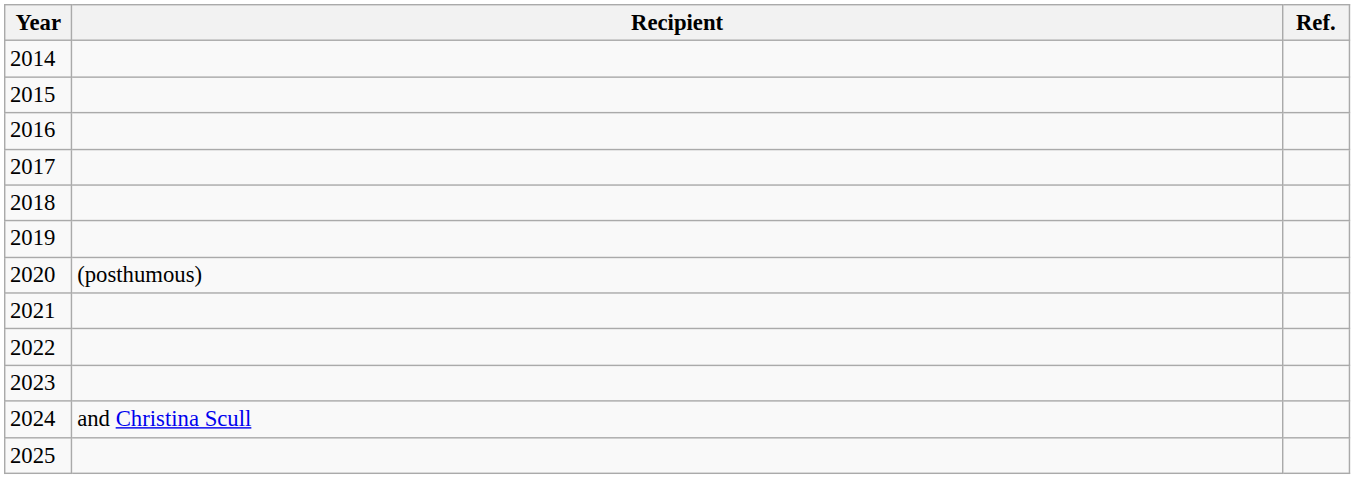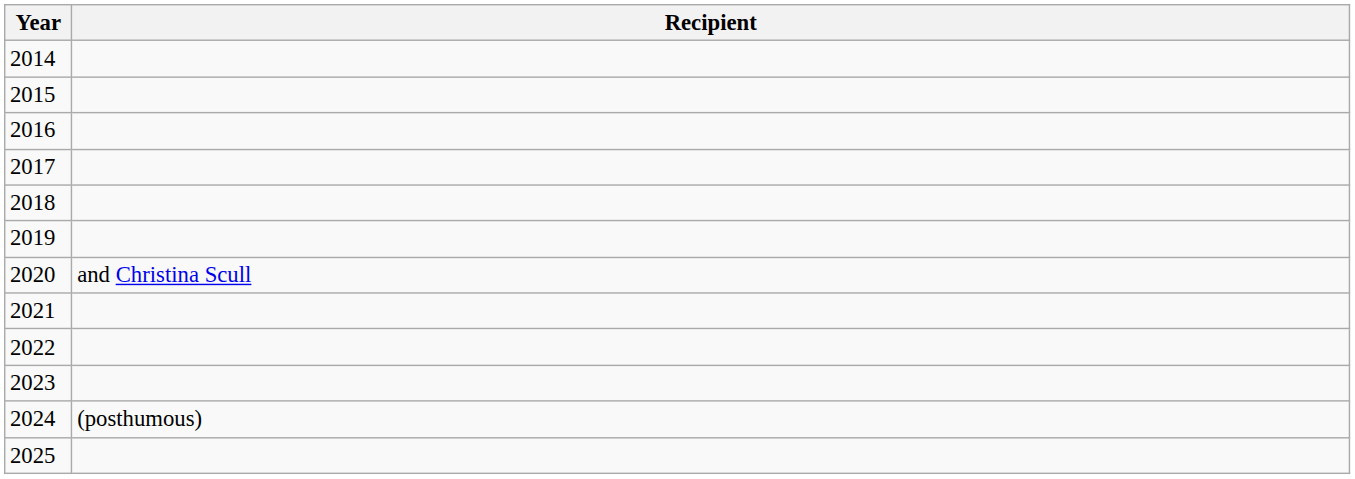- column: (1316, 22)
(140, 274) (posthumous) -> (164, 274) and Christina Scull
(164, 418) and Christina Scull -> (140, 418) (posthumous)
